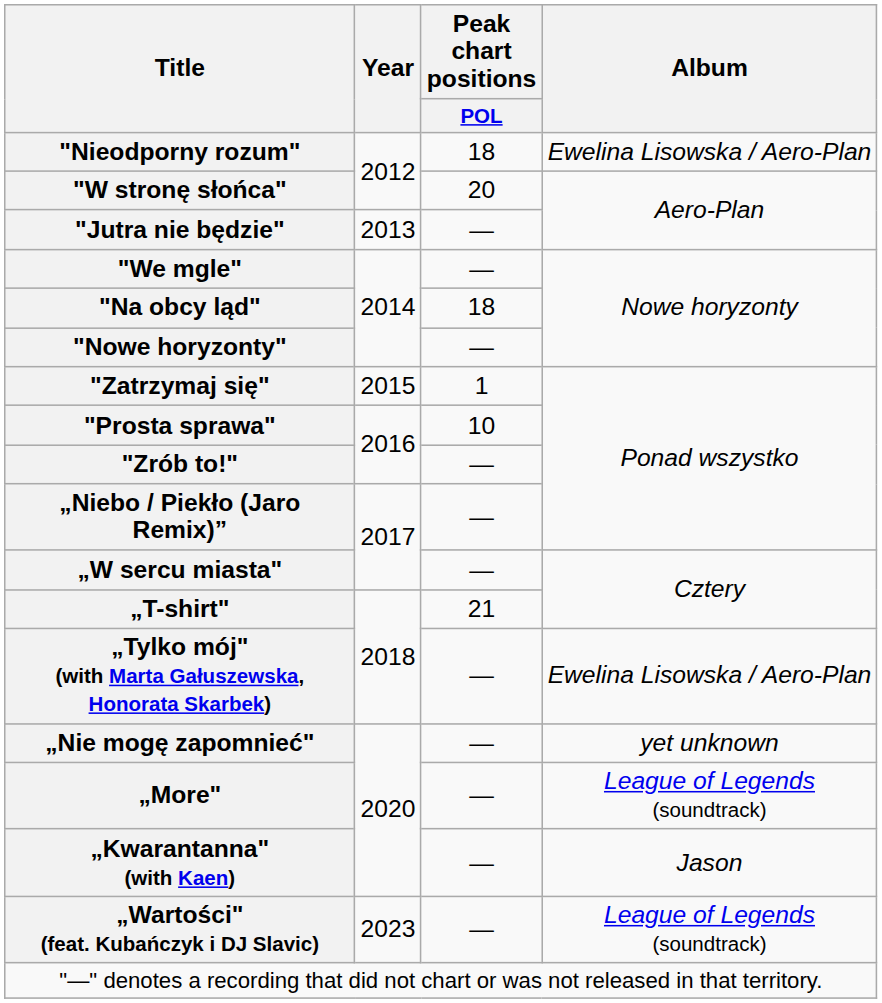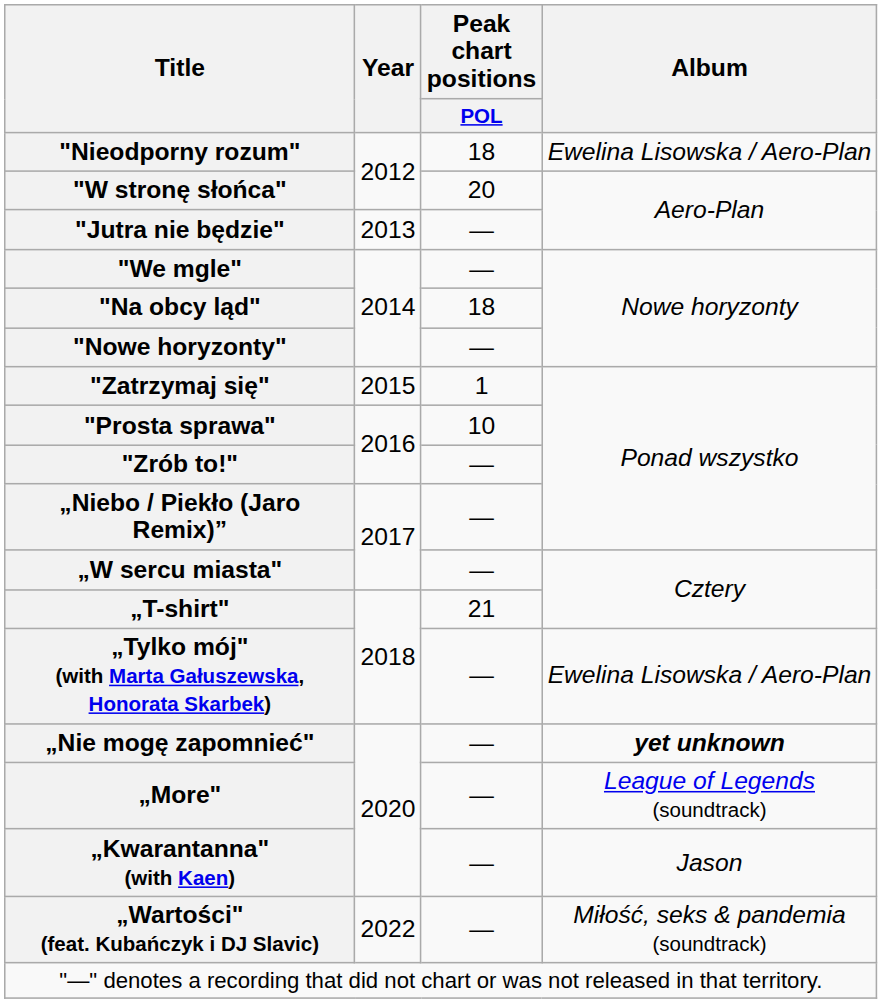(709, 742) normal -> (709, 742) bold
(388, 929) 2023 -> (388, 929) 2022
(709, 929) League of Legends (soundtrack) -> (709, 929) Miłość, seks & pandemia (soundtrack)
